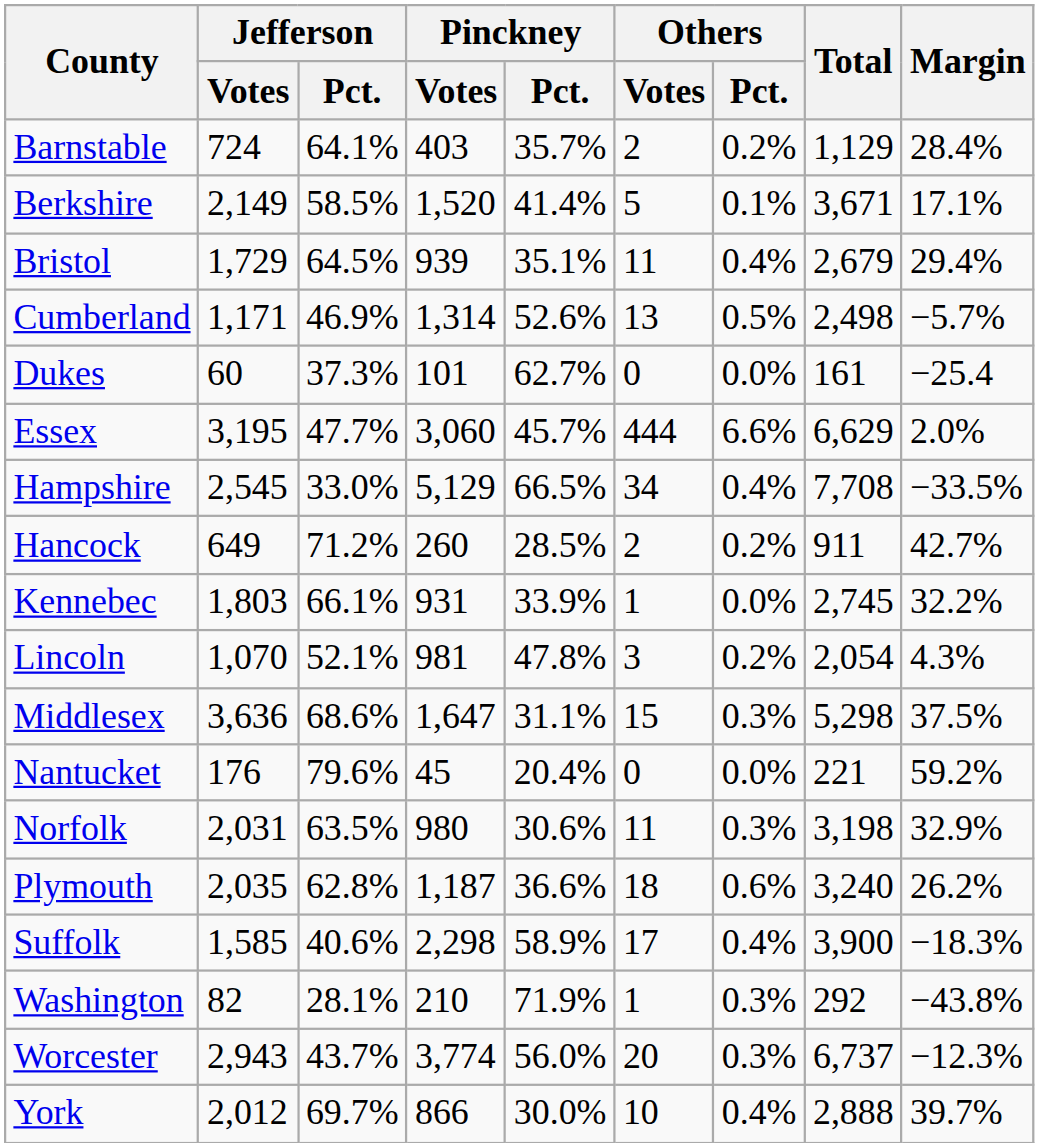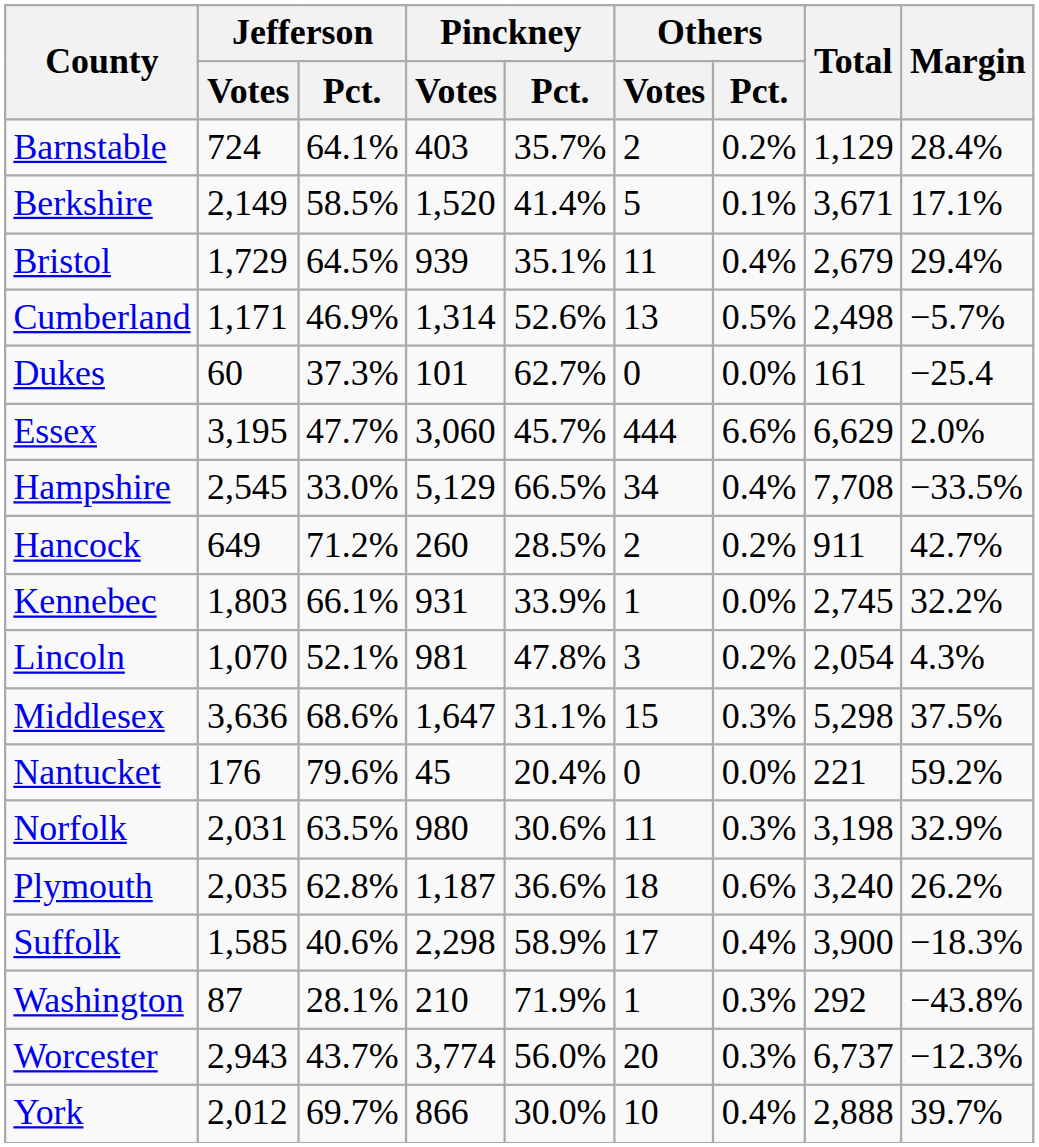(225, 999) 82 -> (225, 999) 87
